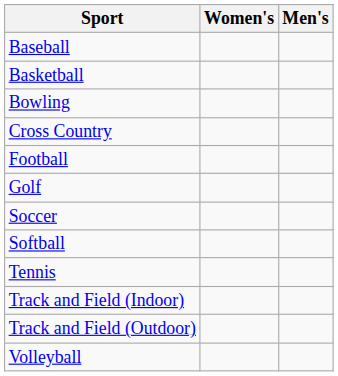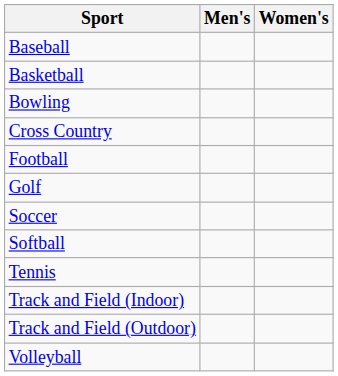columns swapped: (306, 18) <-> (239, 18)
